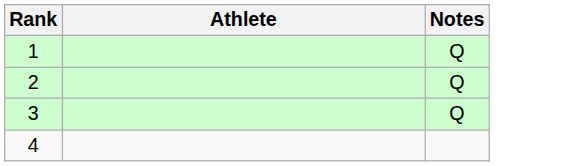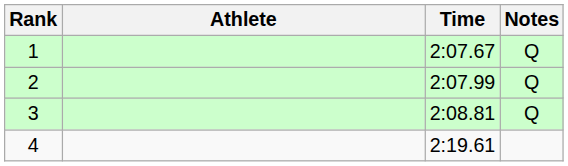+ column: (462, 20)
